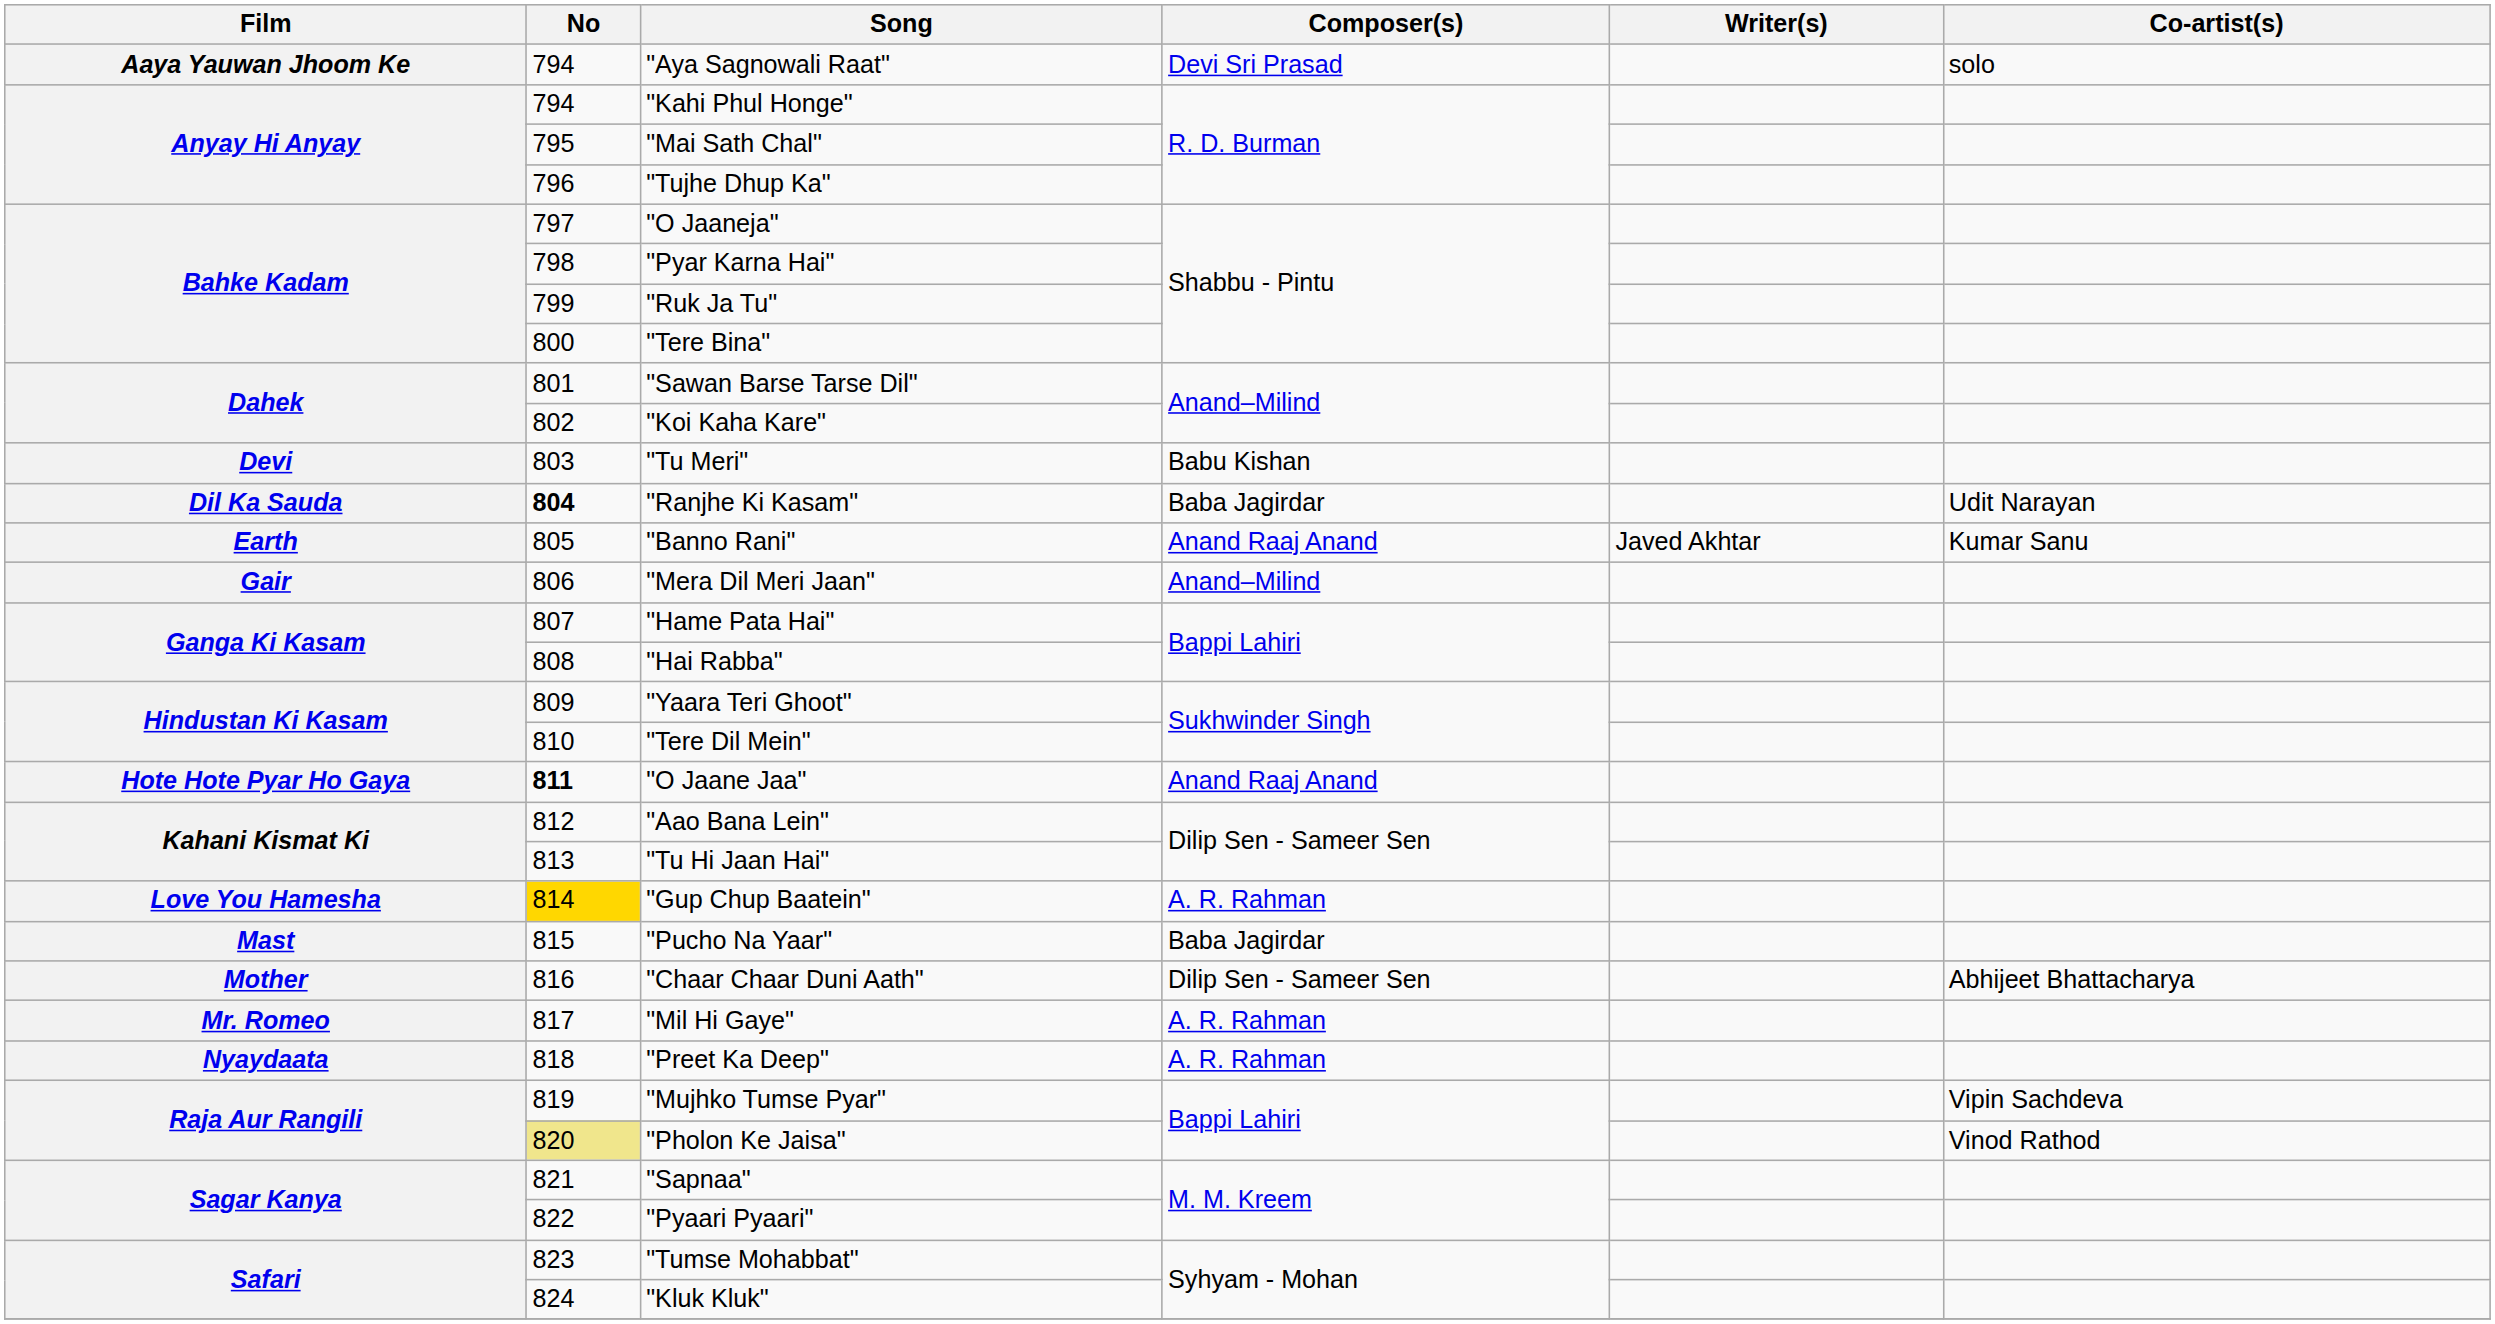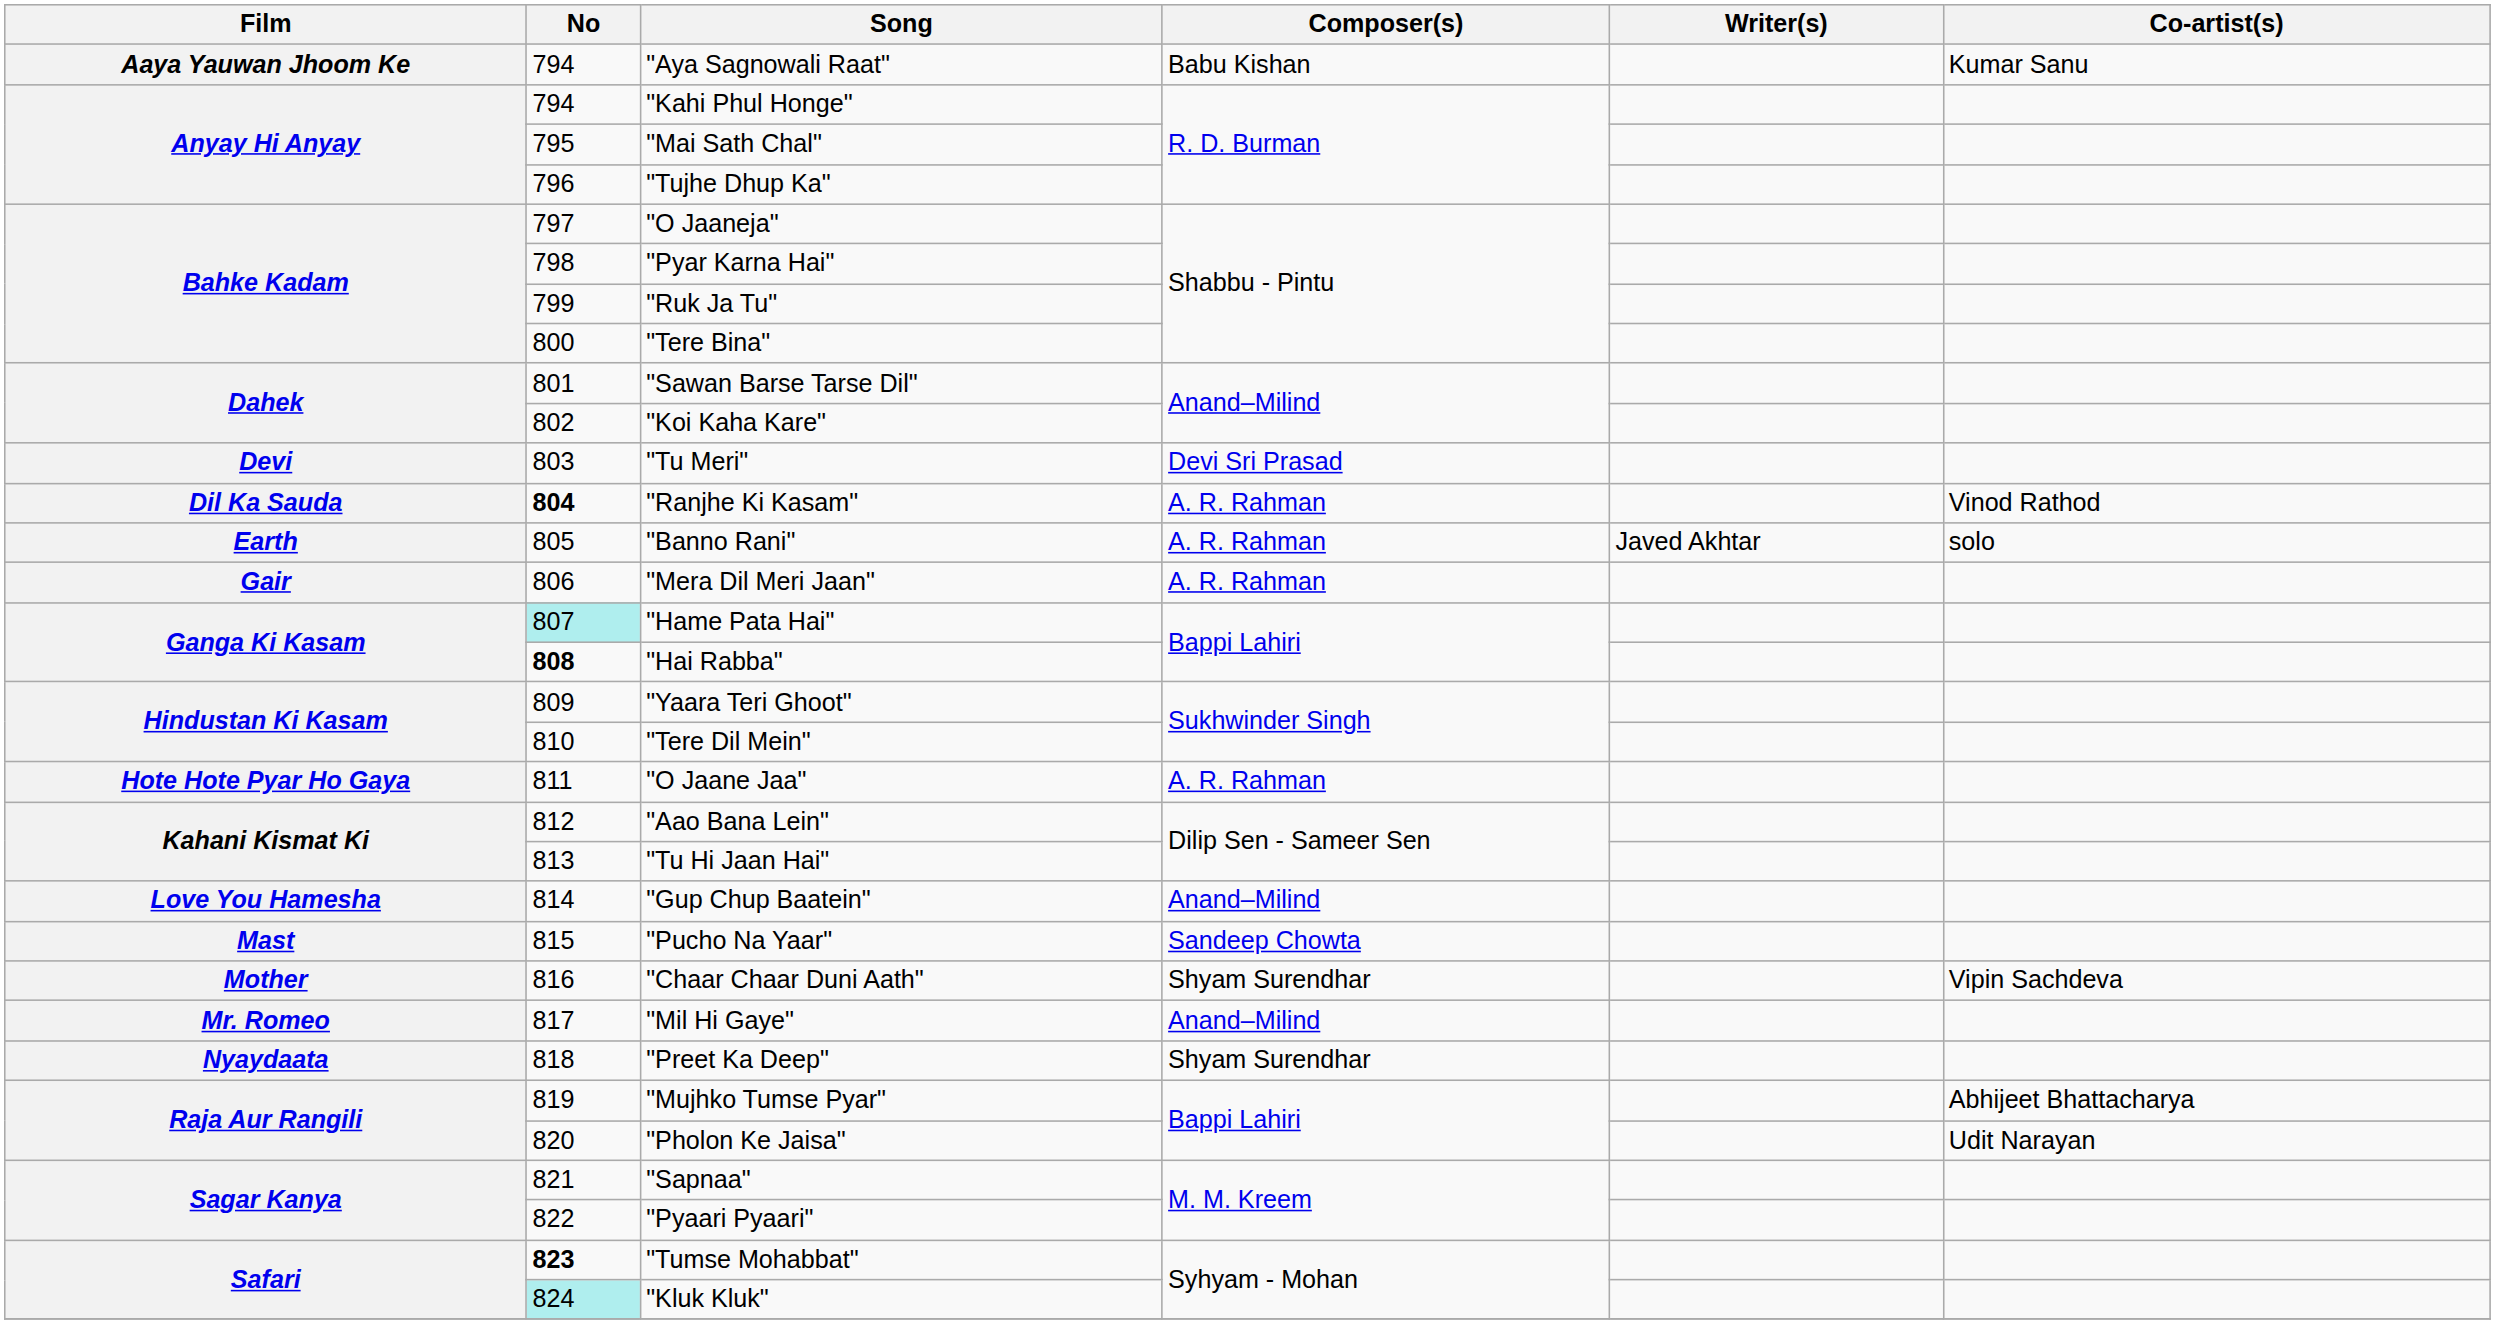(1255, 64) Devi Sri Prasad -> (1239, 64) Babu Kishan
(1972, 64) solo -> (2019, 64) Kumar Sanu
(1239, 462) Babu Kishan -> (1255, 462) Devi Sri Prasad
(1246, 502) Baba Jagirdar -> (1247, 502) A. R. Rahman
(2022, 502) Udit Narayan -> (2025, 502) Vinod Rathod
(1273, 542) Anand Raaj Anand -> (1247, 542) A. R. Rahman
(2019, 542) Kumar Sanu -> (1972, 542) solo
(1244, 582) Anand–Milind -> (1247, 582) A. R. Rahman
(553, 622) no background -> (553, 622) paleturquoise background
(553, 661) normal -> (553, 661) bold
(553, 781) bold -> (553, 781) normal
(1273, 781) Anand Raaj Anand -> (1247, 781) A. R. Rahman
(553, 900) gold background -> (553, 900) no background
(1247, 900) A. R. Rahman -> (1244, 900) Anand–Milind
(1246, 940) Baba Jagirdar -> (1264, 940) Sandeep Chowta
(1299, 980) Dilip Sen - Sameer Sen -> (1269, 980) Shyam Surendhar
(2072, 980) Abhijeet Bhattacharya -> (2036, 980) Vipin Sachdeva
(1247, 1020) A. R. Rahman -> (1244, 1020) Anand–Milind
(1247, 1060) A. R. Rahman -> (1269, 1060) Shyam Surendhar
(2036, 1100) Vipin Sachdeva -> (2072, 1100) Abhijeet Bhattacharya
(553, 1139) khaki background -> (553, 1139) no background
(2025, 1139) Vinod Rathod -> (2022, 1139) Udit Narayan
(553, 1259) normal -> (553, 1259) bold
(553, 1299) no background -> (553, 1299) paleturquoise background
